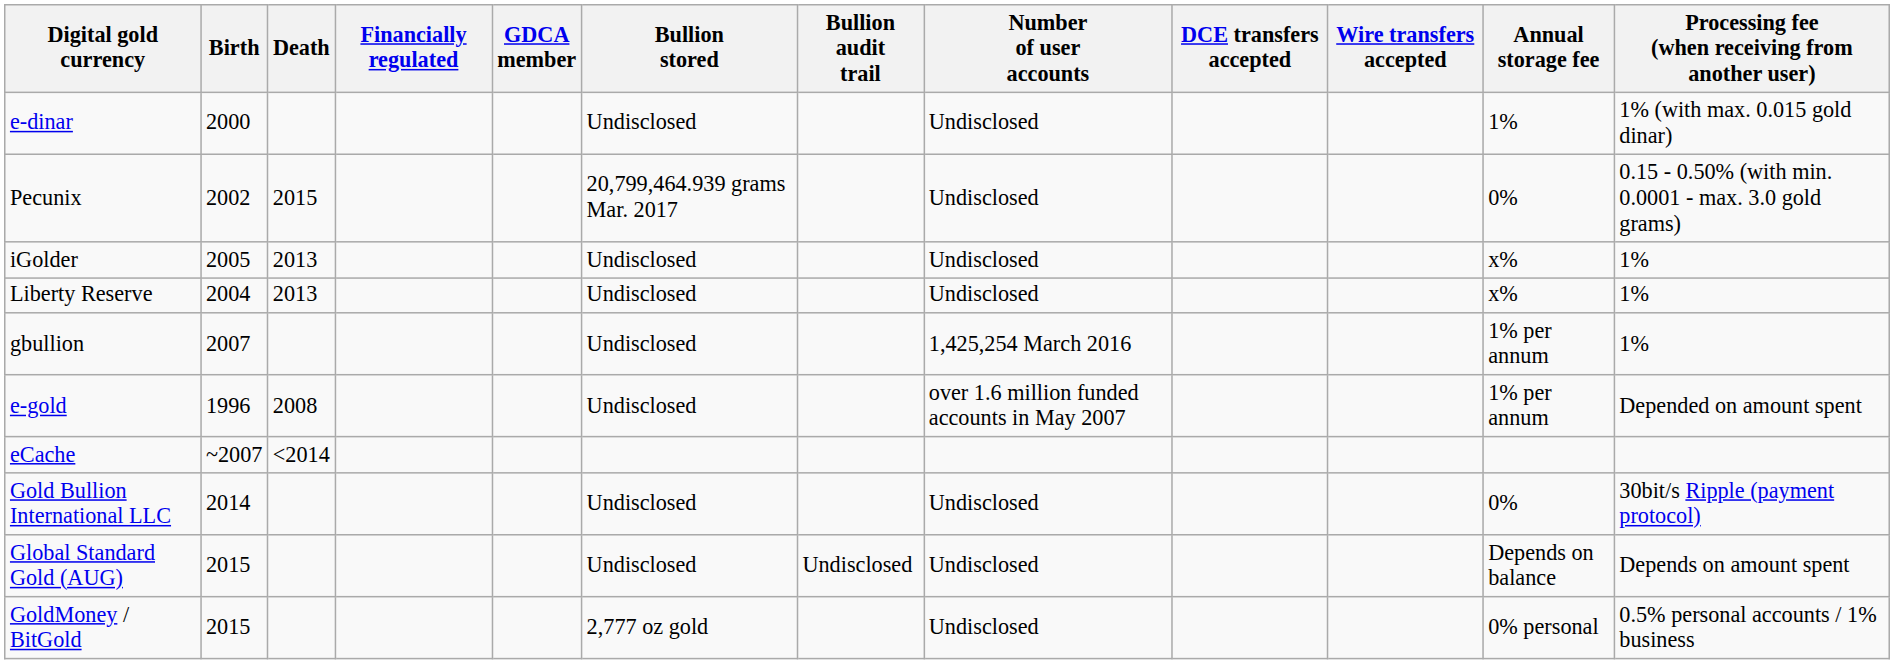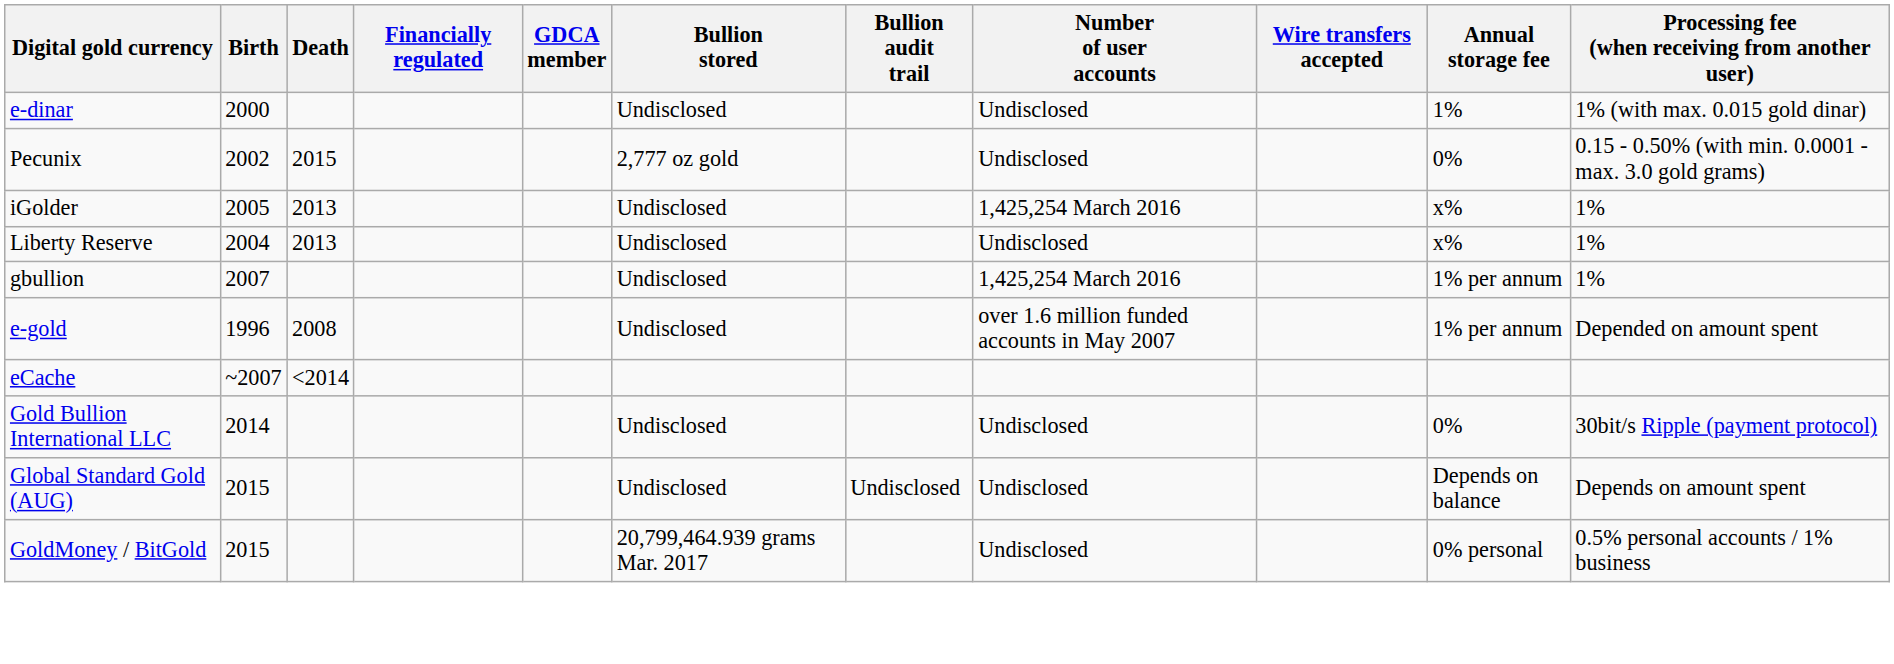- column: (1250, 47)
(686, 197) 20,799,464.939 grams Mar. 2017 -> (677, 158) 2,777 oz gold
(984, 258) Undisclosed -> (1079, 207) 1,425,254 March 2016
(647, 626) 2,777 oz gold -> (716, 549) 20,799,464.939 grams Mar. 2017
